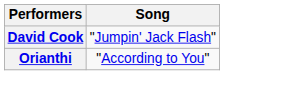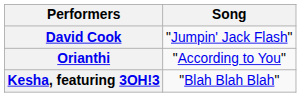+ row: (84, 80)
